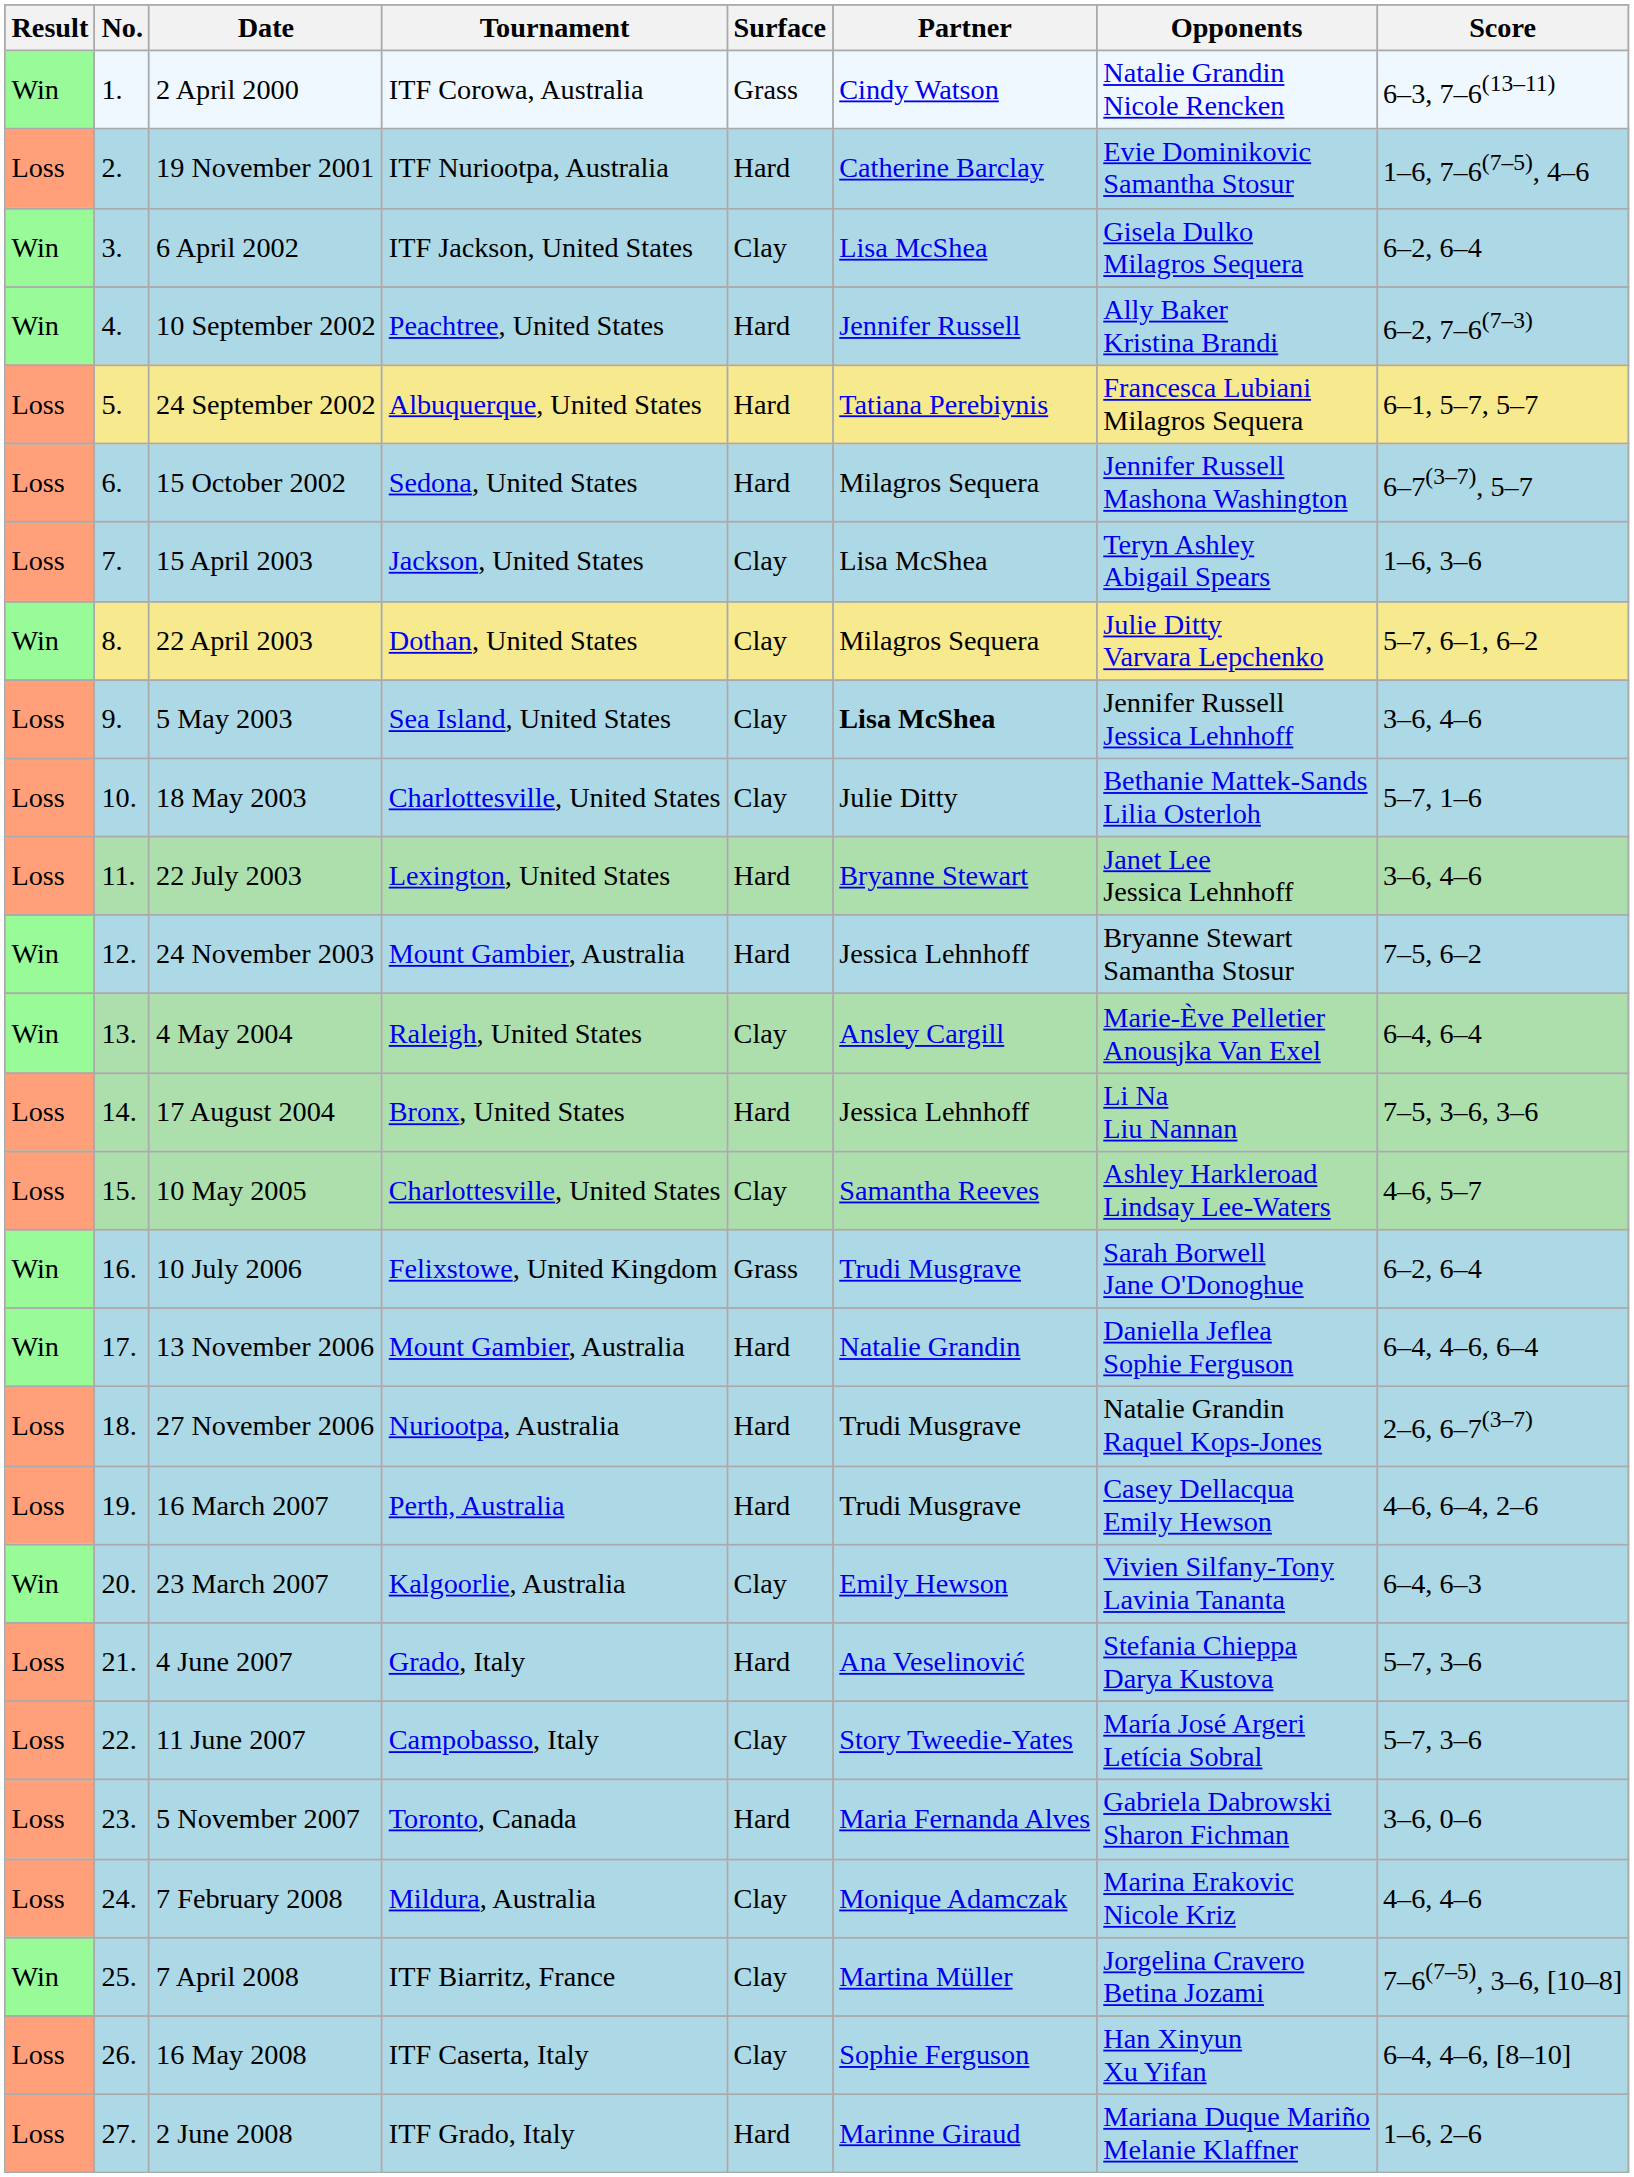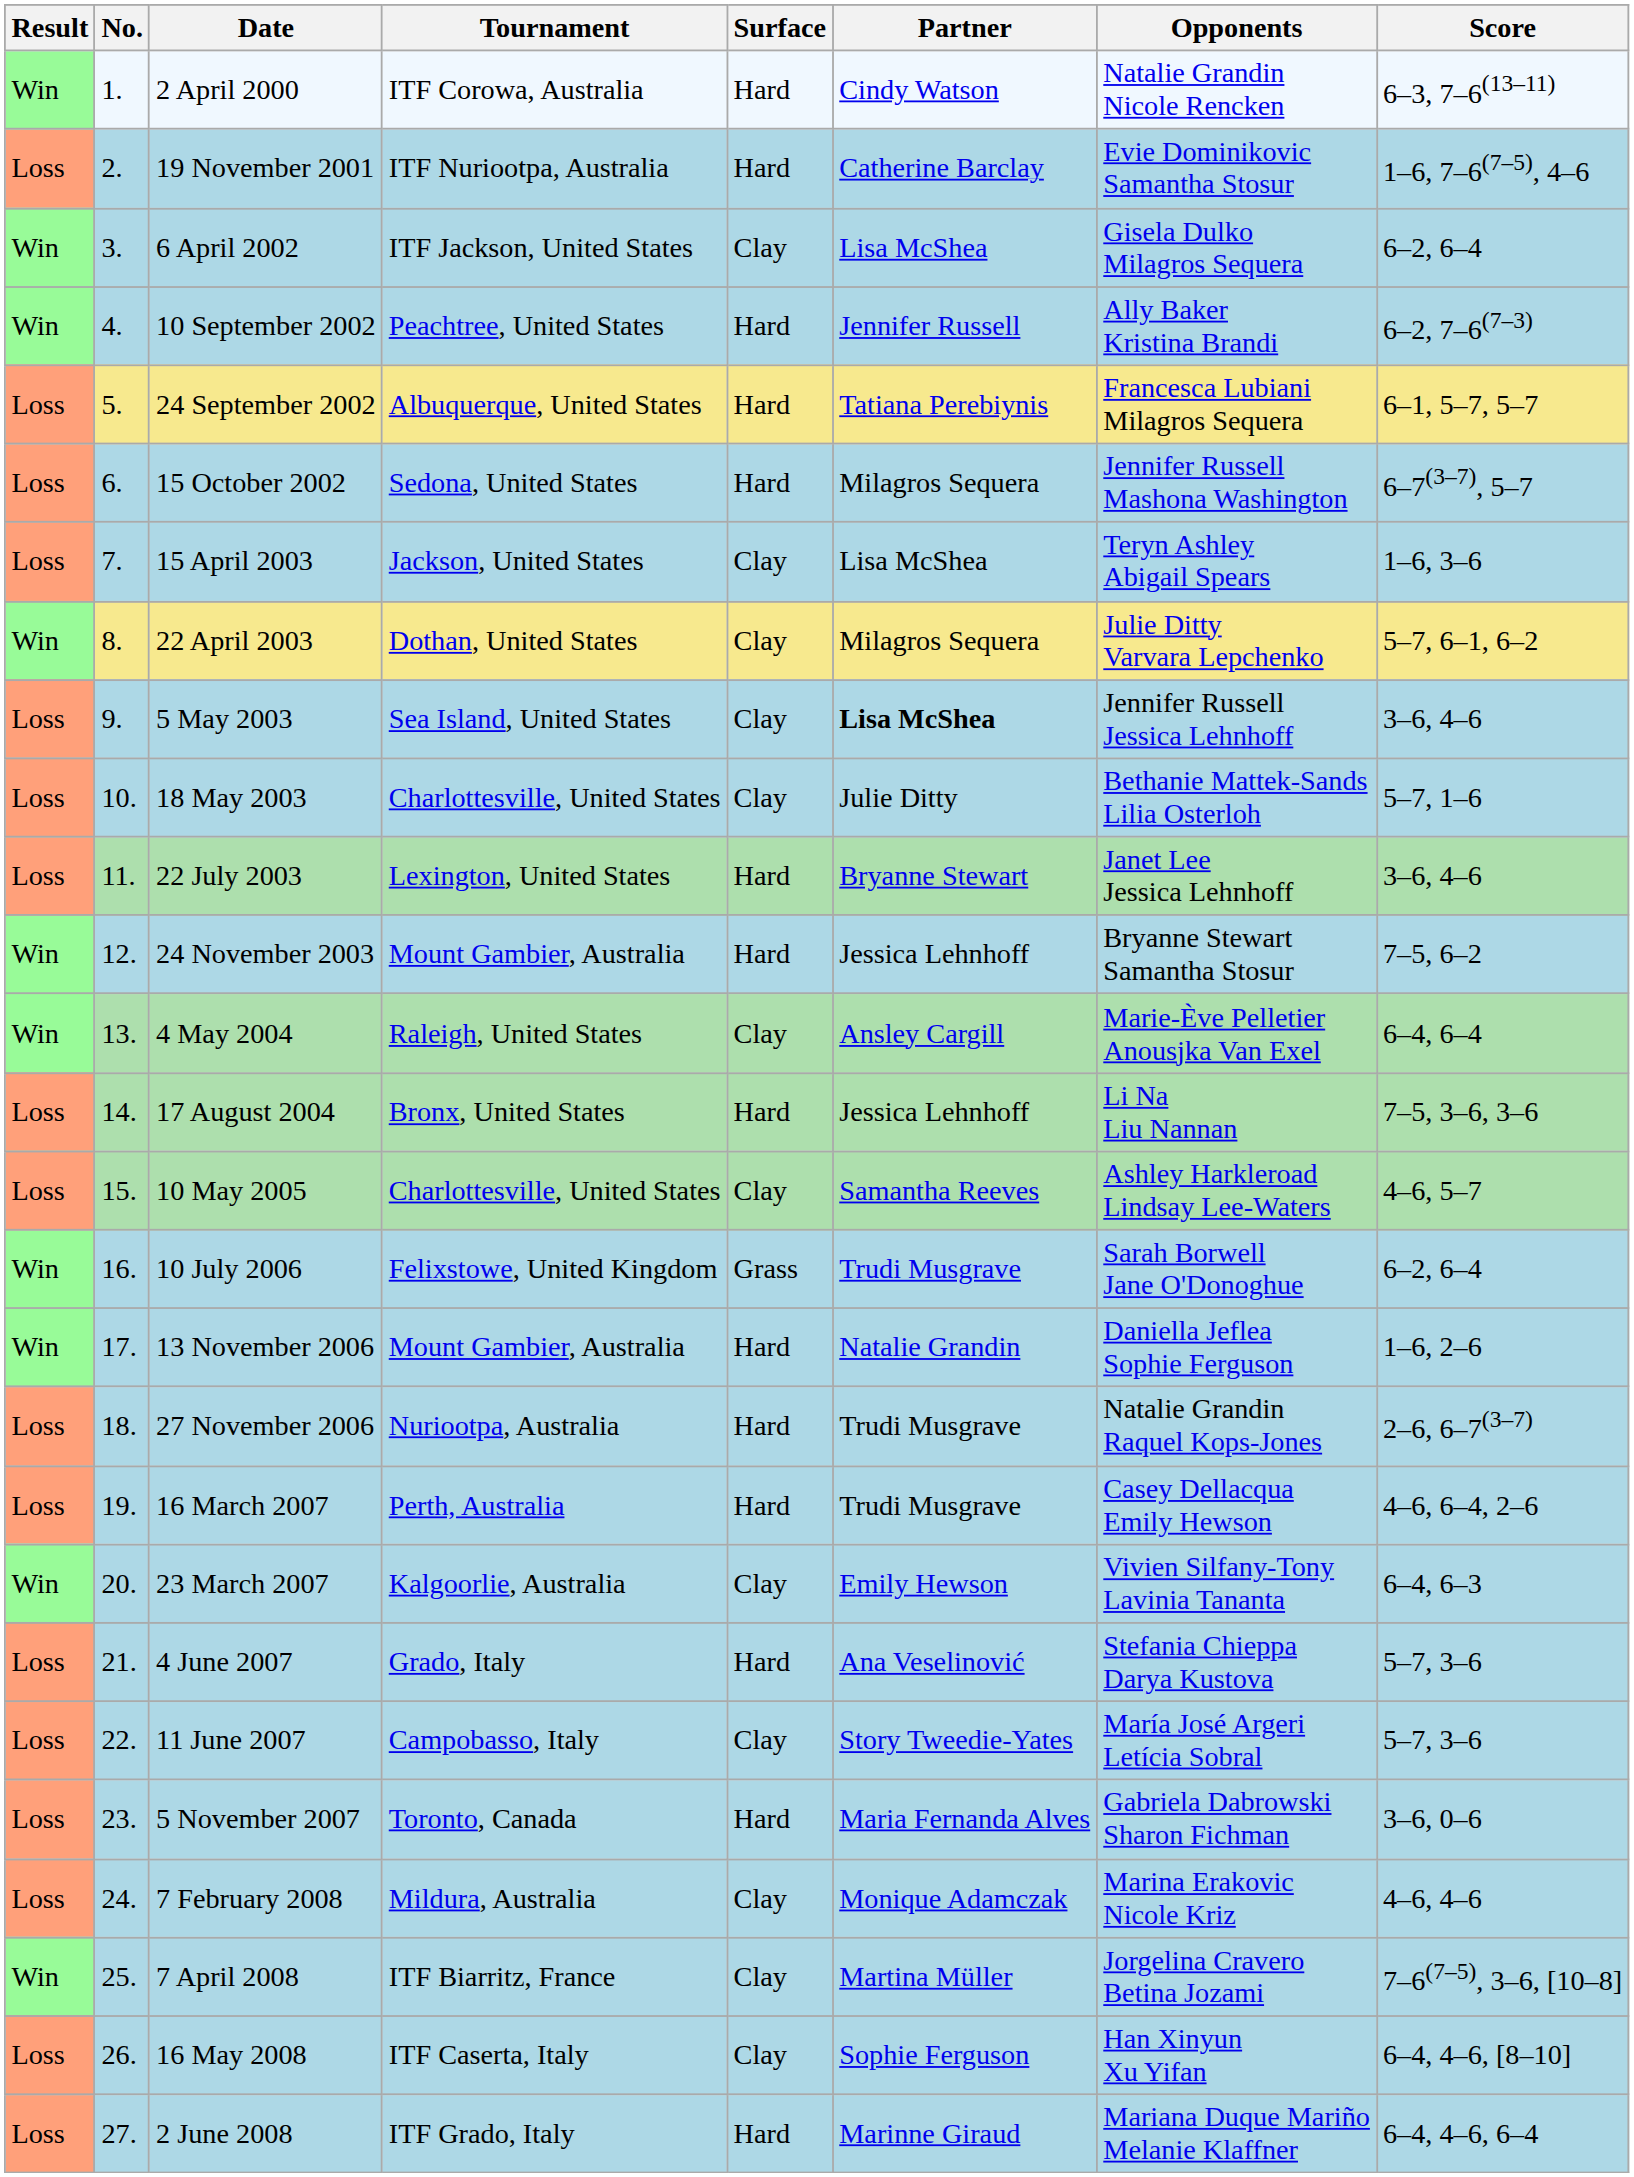(766, 89) Grass -> (762, 89) Hard
(1461, 1346) 6–4, 4–6, 6–4 -> (1432, 1346) 1–6, 2–6
(1432, 2132) 1–6, 2–6 -> (1461, 2132) 6–4, 4–6, 6–4
